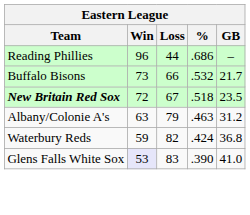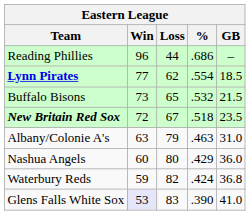+ row: (43, 76)
(172, 76) 66 -> (172, 96) 65
(231, 76) 21.7 -> (231, 96) 21.5
(231, 117) 31.2 -> (231, 138) 31.0
+ row: (46, 158)
